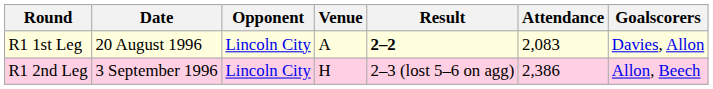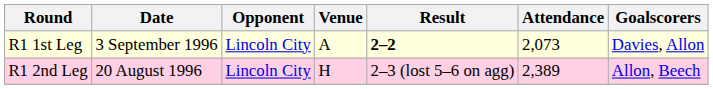(149, 44) 20 August 1996 -> (157, 44) 3 September 1996
(541, 44) 2,083 -> (541, 44) 2,073
(157, 71) 3 September 1996 -> (149, 71) 20 August 1996
(541, 71) 2,386 -> (541, 71) 2,389
